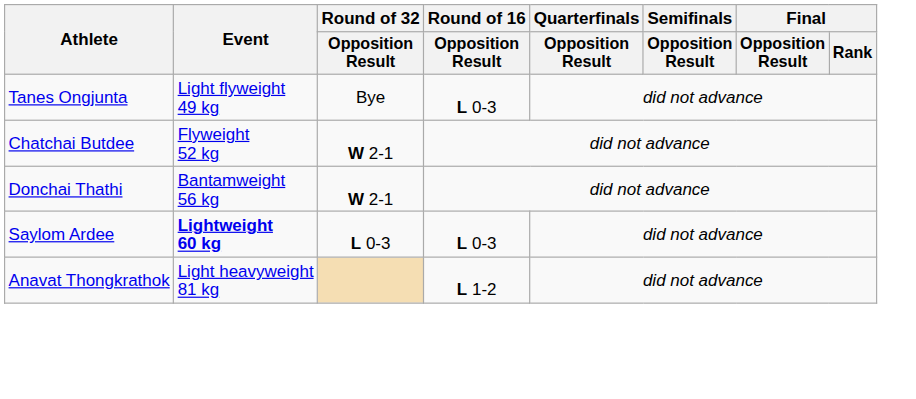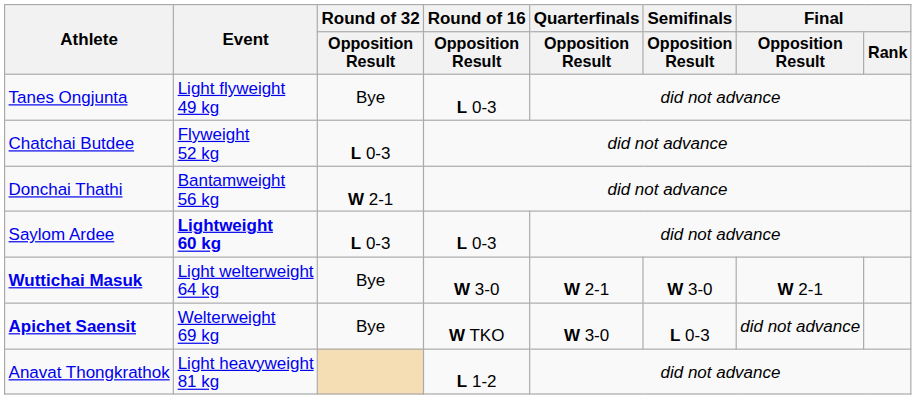(371, 153) W 2-1 -> (371, 153) L 0-3
+ row: (75, 281)
+ row: (72, 326)
